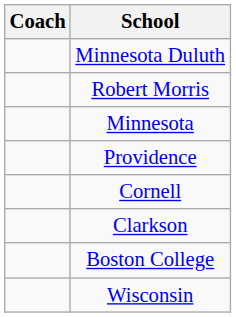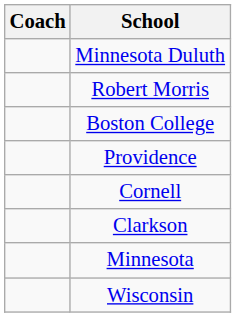rows swapped: (150, 260) <-> (150, 123)
